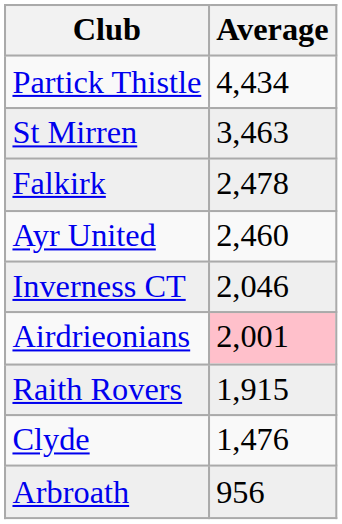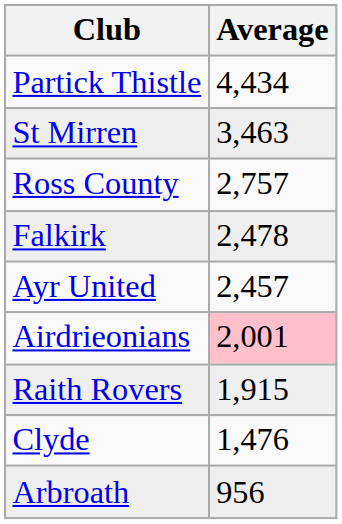+ row: (96, 183)
(253, 235) 2,460 -> (253, 286) 2,457
- row: (99, 286)
